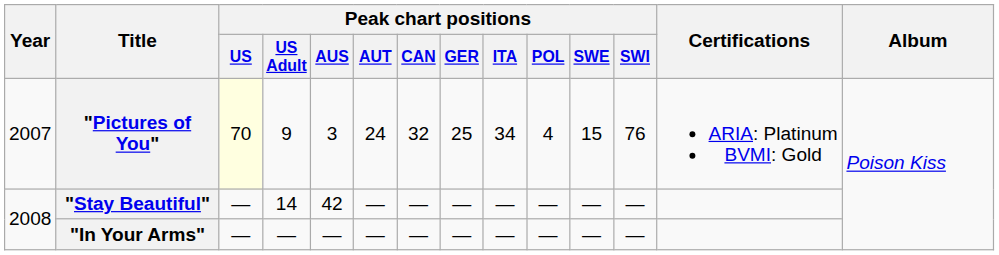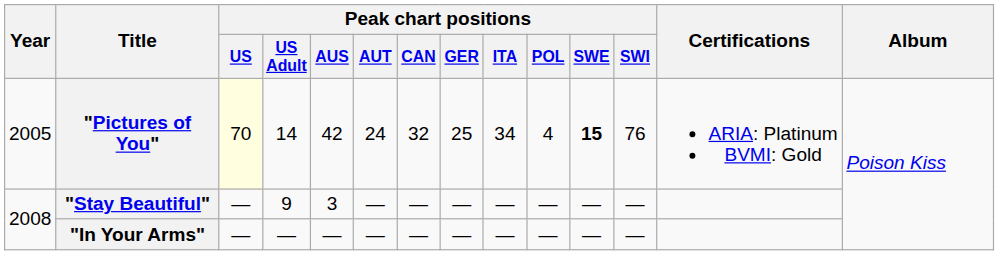(30, 133) 2007 -> (30, 133) 2005
(286, 133) 9 -> (286, 133) 14
(332, 133) 3 -> (332, 133) 42
(592, 133) normal -> (592, 133) bold
(286, 204) 14 -> (286, 204) 9
(332, 204) 42 -> (332, 204) 3
